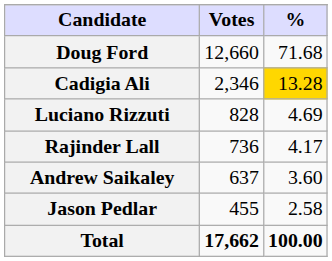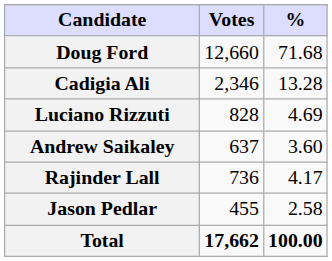(300, 83) gold background -> (300, 83) no background
rows swapped: (102, 146) <-> (102, 177)
